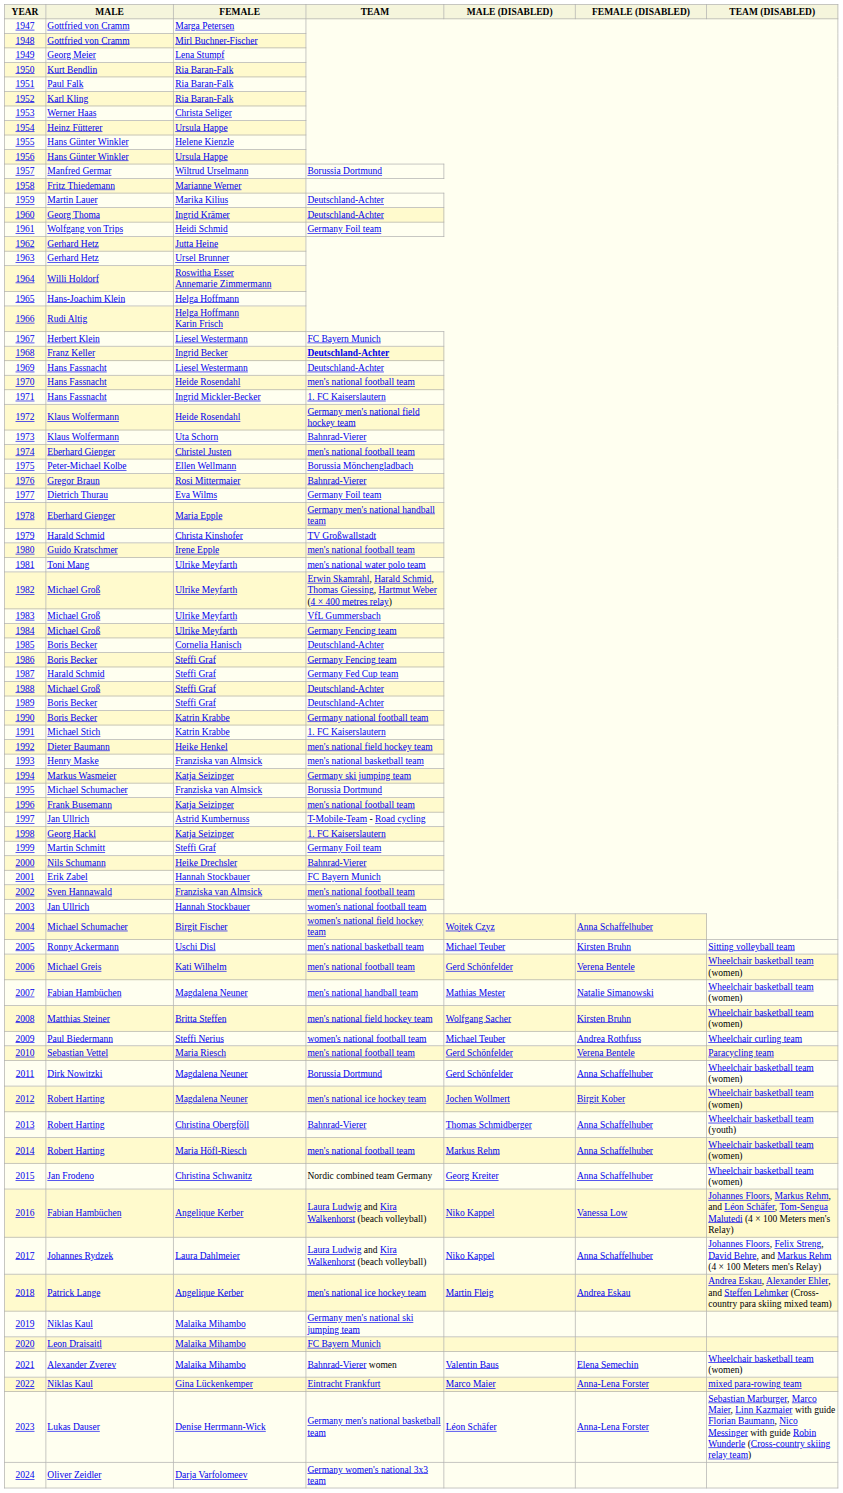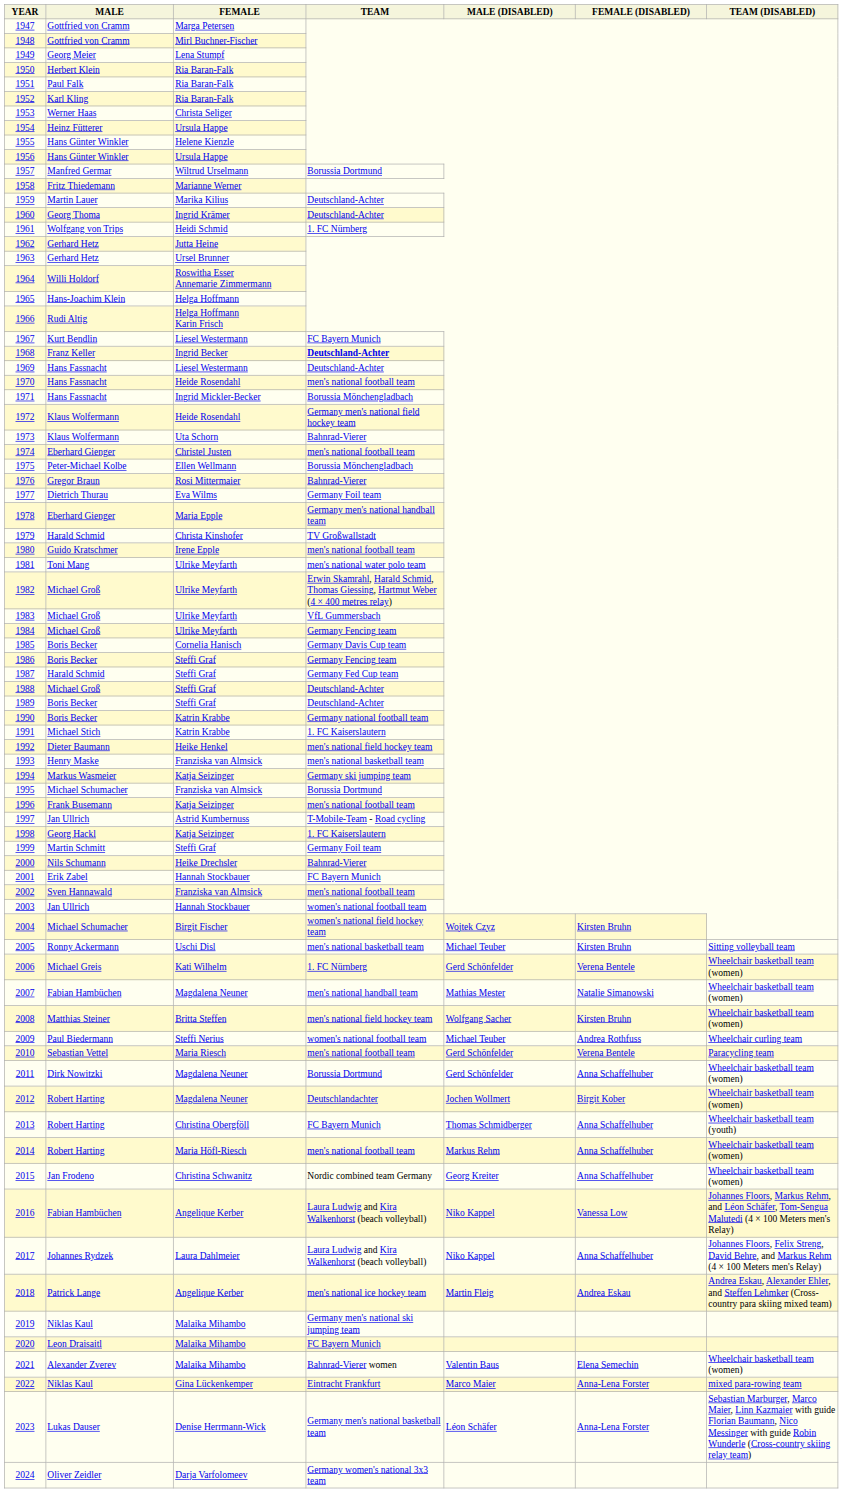(72, 69) Kurt Bendlin -> (74, 69) Herbert Klein
(344, 229) Germany Foil team -> (337, 229) 1. FC Nürnberg
(74, 339) Herbert Klein -> (72, 339) Kurt Bendlin
(347, 397) 1. FC Kaiserslautern -> (360, 397) Borussia Mönchengladbach
(346, 645) Deutschland-Achter -> (357, 645) Germany Davis Cup team
(615, 926) Anna Schaffelhuber -> (604, 926) Kirsten Bruhn
(361, 967) men's national football team -> (337, 967) 1. FC Nürnberg
(367, 1099) men's national ice hockey team -> (343, 1099) Deutschlandachter
(337, 1124) Bahnrad-Vierer -> (344, 1124) FC Bayern Munich
